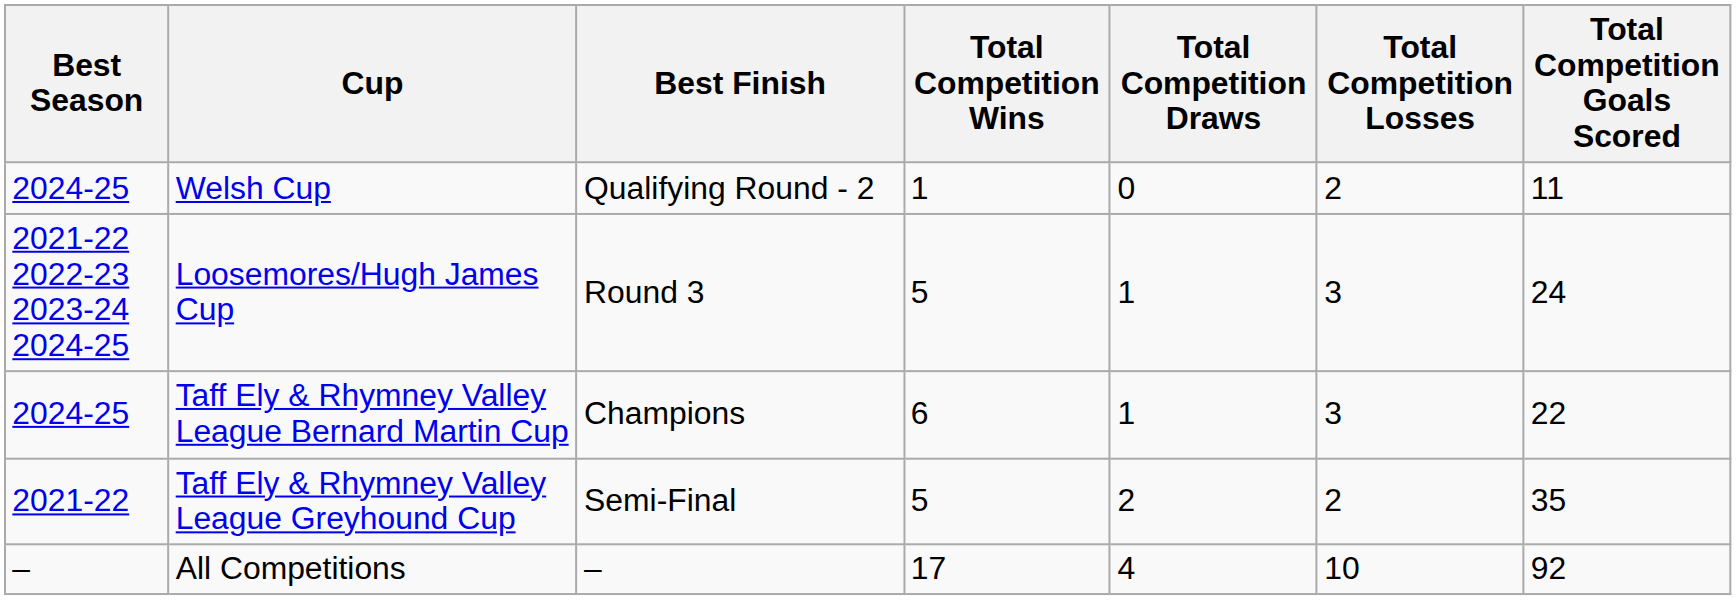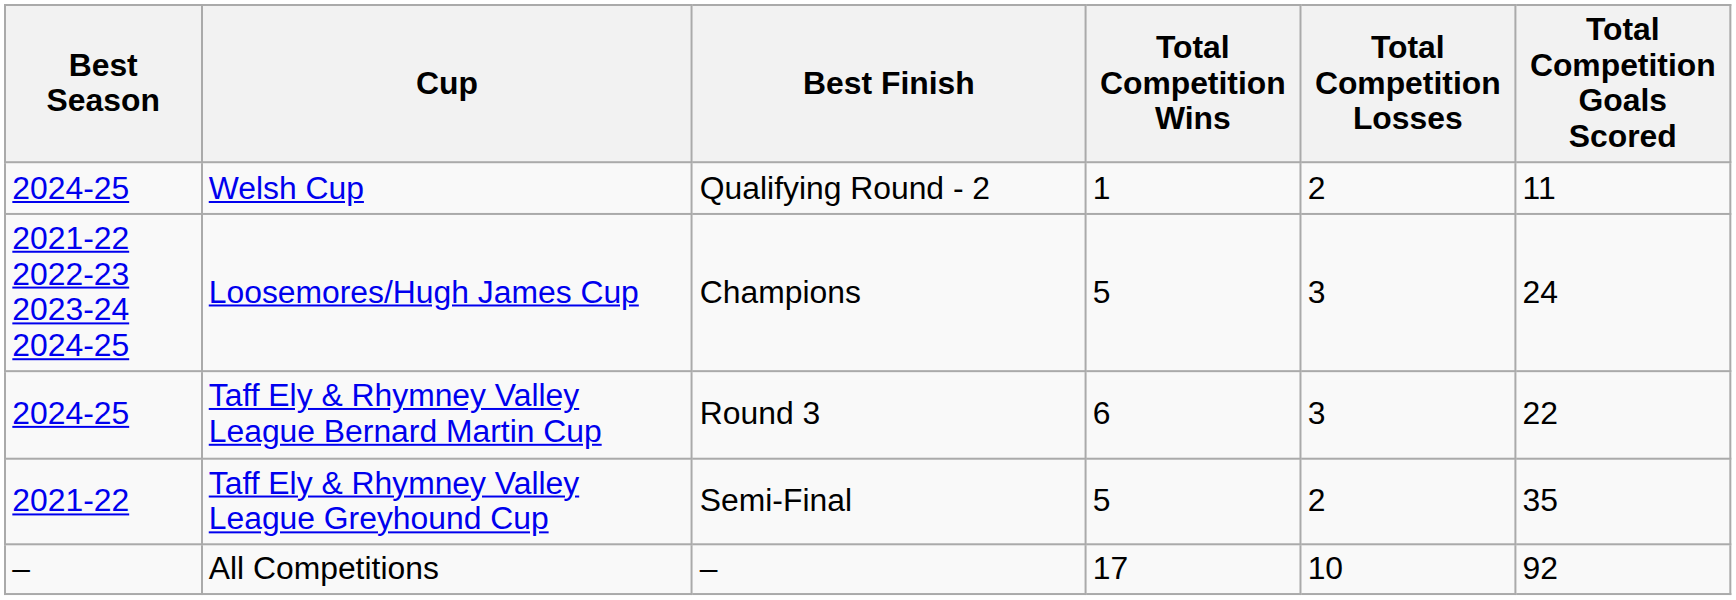- column: (1214, 83)
(644, 291) Round 3 -> (780, 291) Champions
(665, 414) Champions -> (760, 414) Round 3
